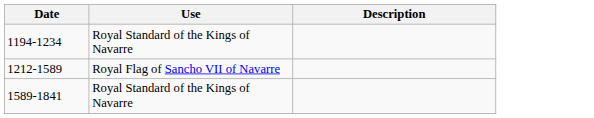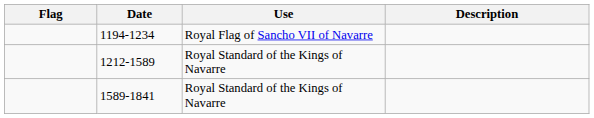+ column: (51, 14)
(171, 41) Royal Standard of the Kings of Navarre -> (279, 34) Royal Flag of Sancho VII of Navarre
(186, 68) Royal Flag of Sancho VII of Navarre -> (264, 61) Royal Standard of the Kings of Navarre
